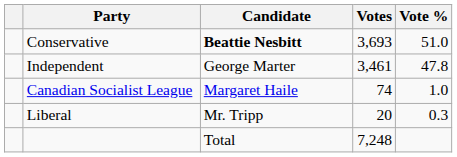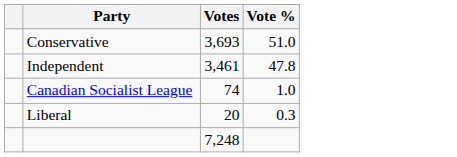- column: (277, 16)
